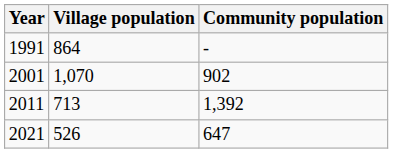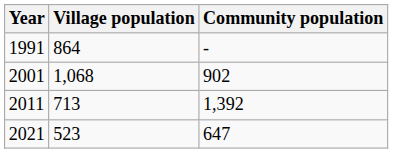(74, 76) 1,070 -> (74, 76) 1,068
(67, 133) 526 -> (67, 133) 523
